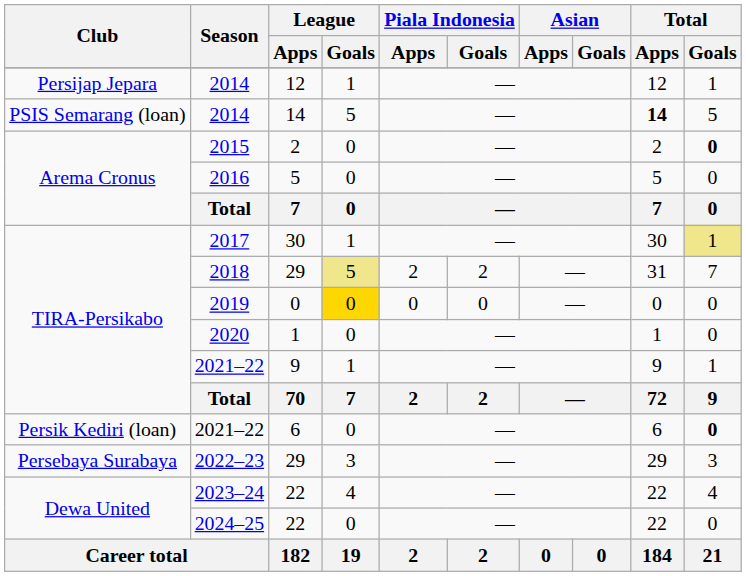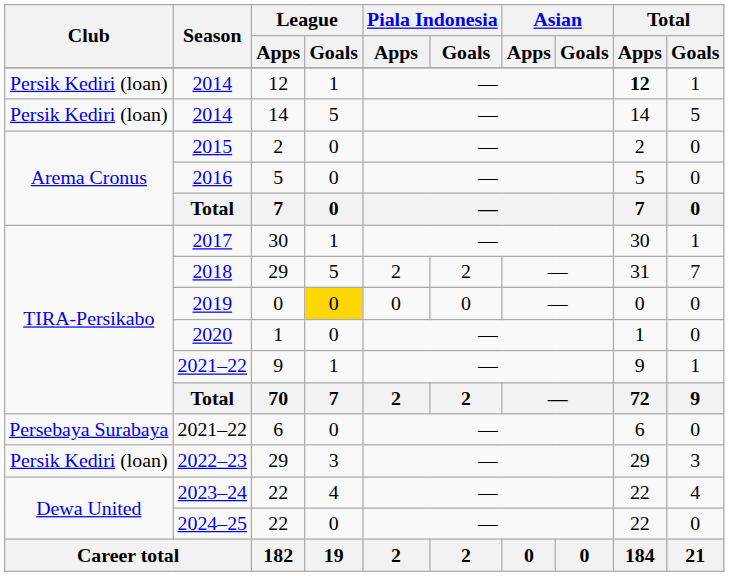(97, 83) Persijap Jepara -> (89, 83) Persik Kediri (loan)
(657, 83) normal -> (640, 83) bold
(97, 114) PSIS Semarang (loan) -> (89, 114) Persik Kediri (loan)
(657, 114) bold -> (640, 114) normal
(712, 146) bold -> (695, 146) normal
(712, 240) khaki background -> (695, 240) no background
(351, 271) khaki background -> (334, 271) no background
(97, 429) Persik Kediri (loan) -> (89, 429) Persebaya Surabaya
(712, 429) bold -> (695, 429) normal
(97, 460) Persebaya Surabaya -> (89, 460) Persik Kediri (loan)
